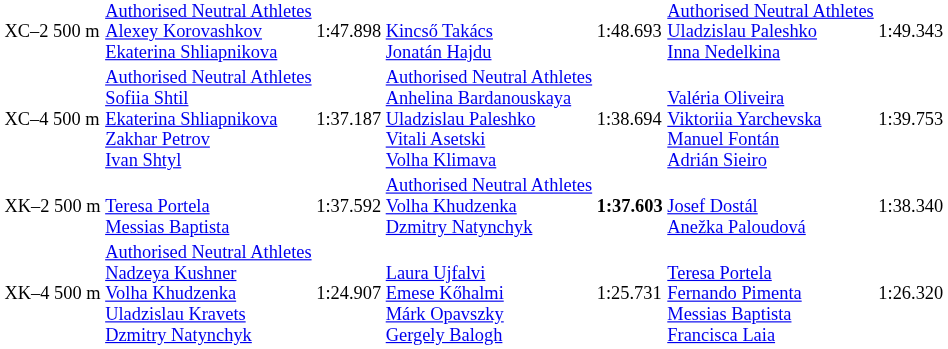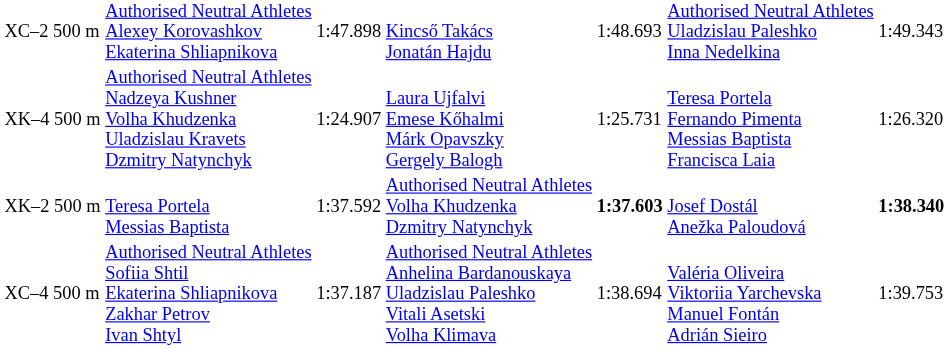rows swapped: (52, 118) <-> (52, 293)
(911, 206) normal -> (911, 206) bold
